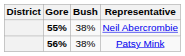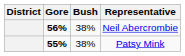(57, 28) 55% -> (57, 28) 56%
(57, 43) 56% -> (57, 43) 55%
